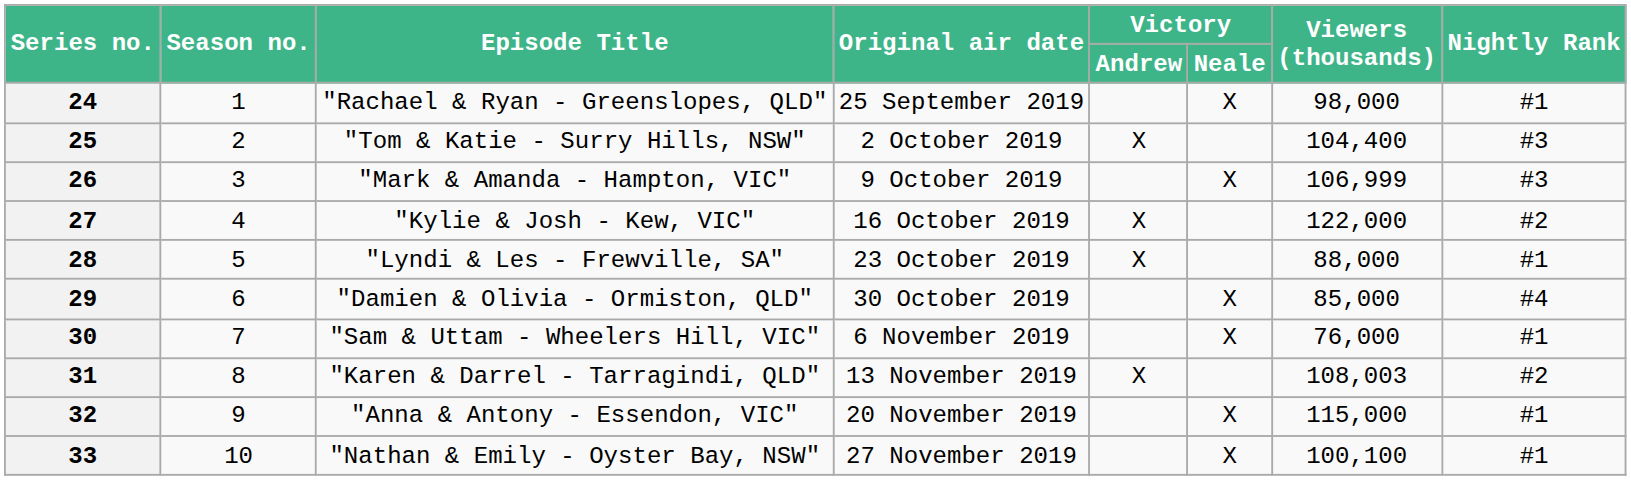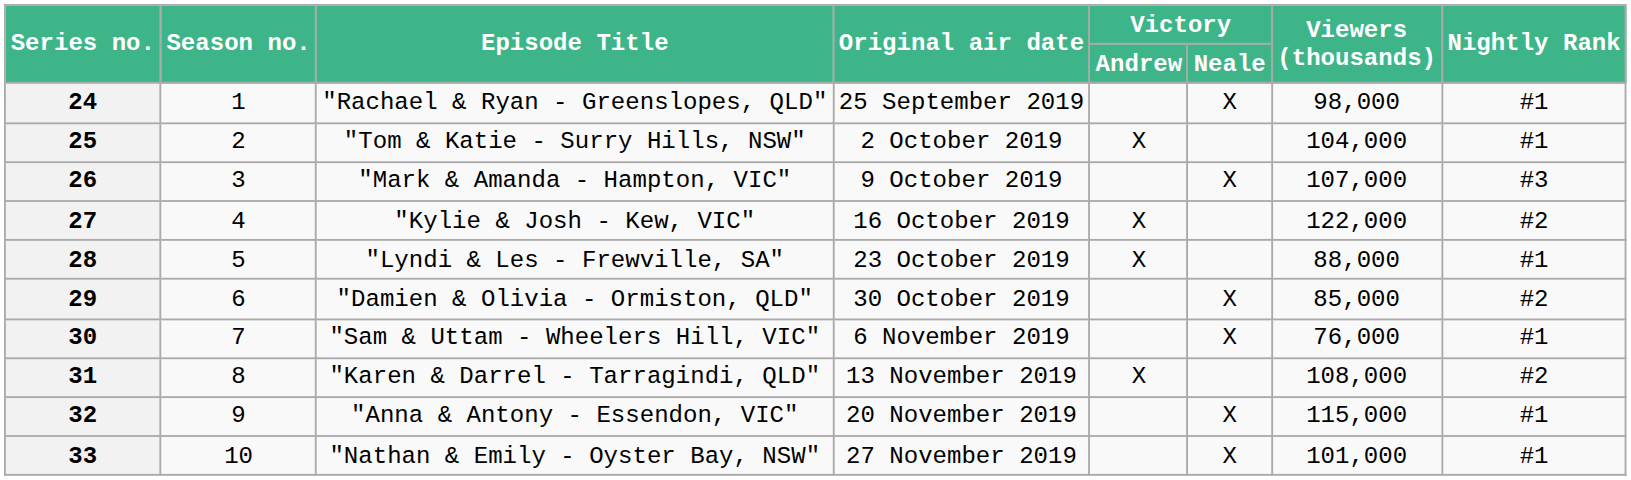(1357, 142) 104,400 -> (1357, 142) 104,000
(1534, 142) #3 -> (1534, 142) #1
(1357, 181) 106,999 -> (1357, 181) 107,000
(1534, 299) #4 -> (1534, 299) #2
(1357, 377) 108,003 -> (1357, 377) 108,000
(1357, 456) 100,100 -> (1357, 456) 101,000
